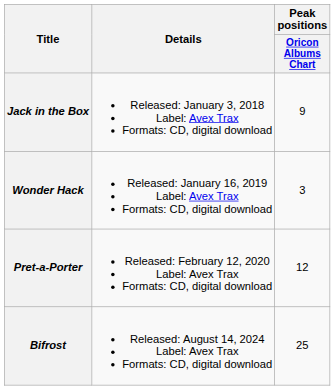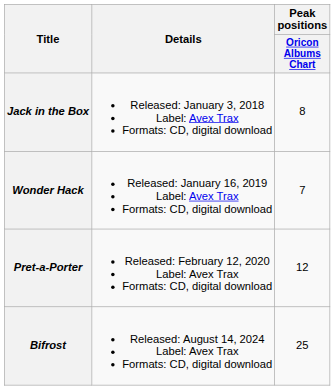(302, 112) 9 -> (302, 112) 8
(302, 190) 3 -> (302, 190) 7
